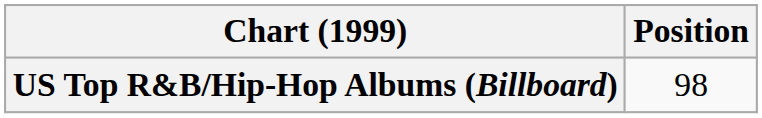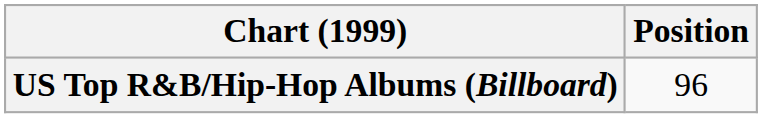(691, 84) 98 -> (691, 84) 96
